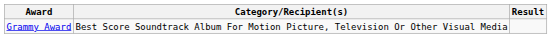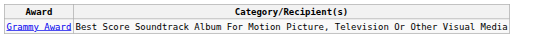- column: (528, 12)
